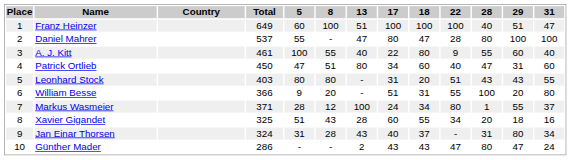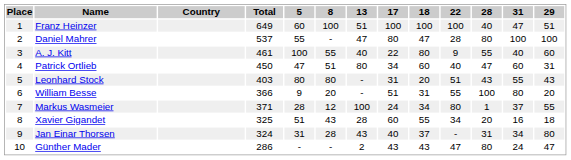columns swapped: (518, 12) <-> (549, 12)
